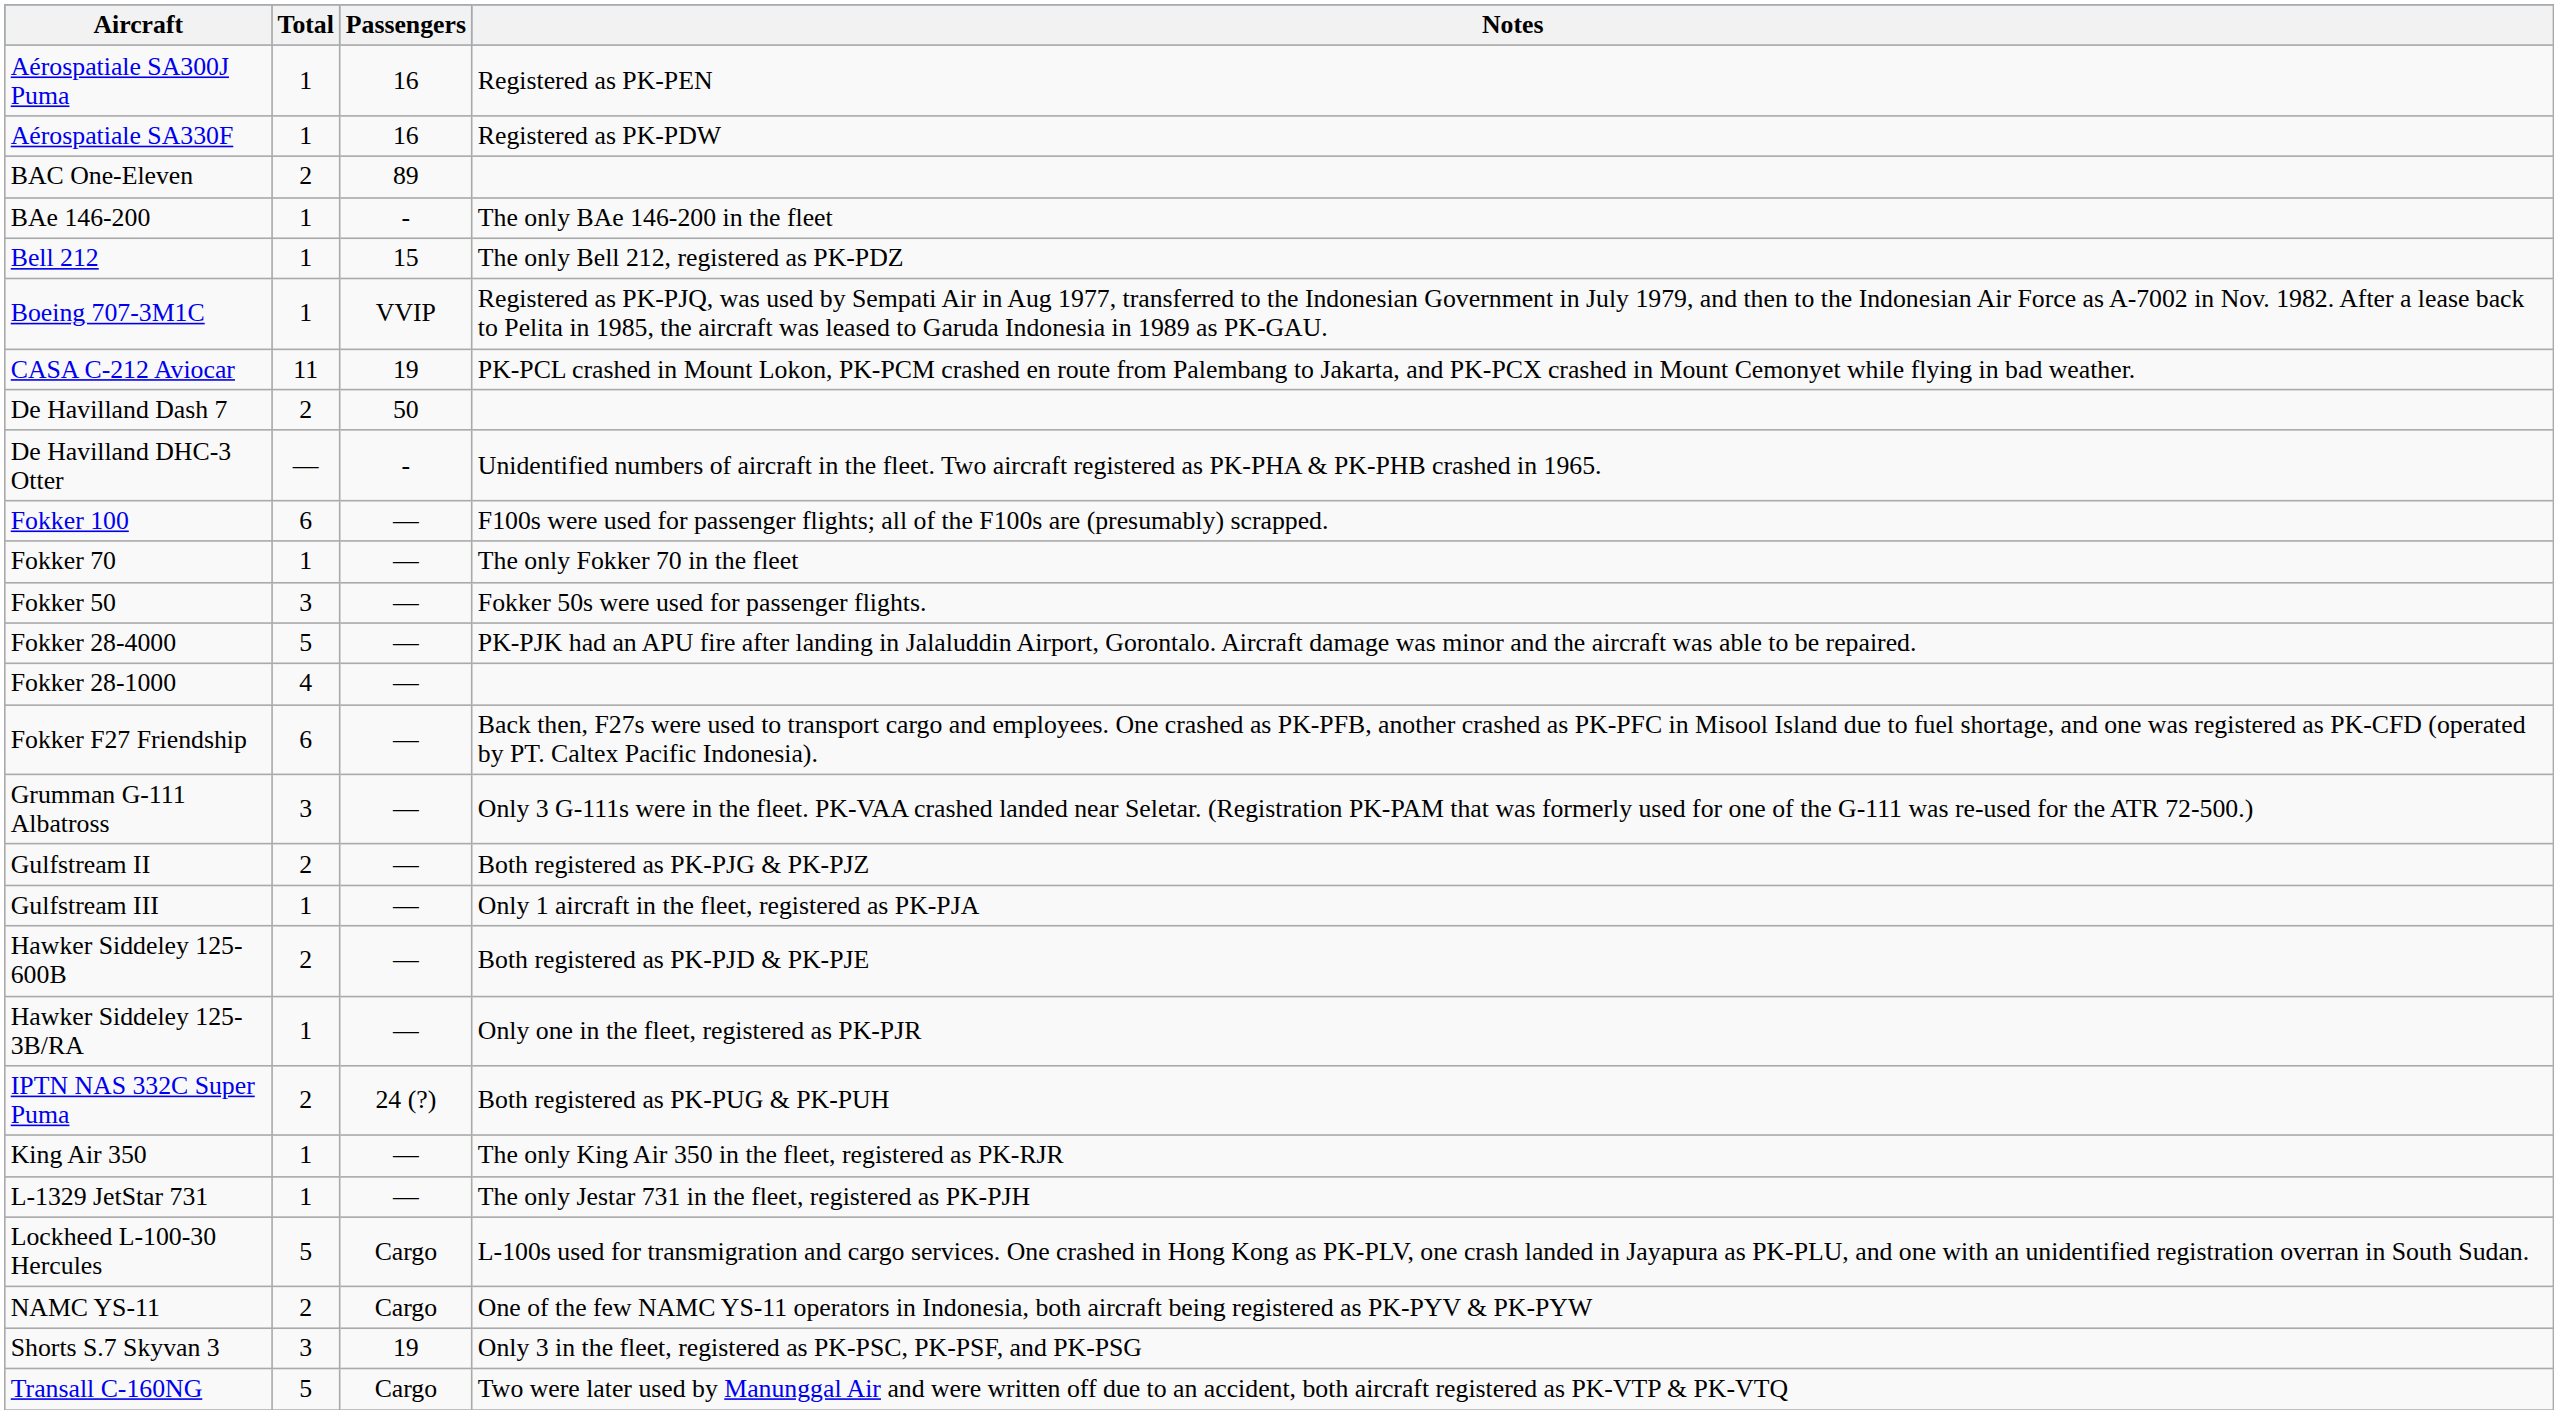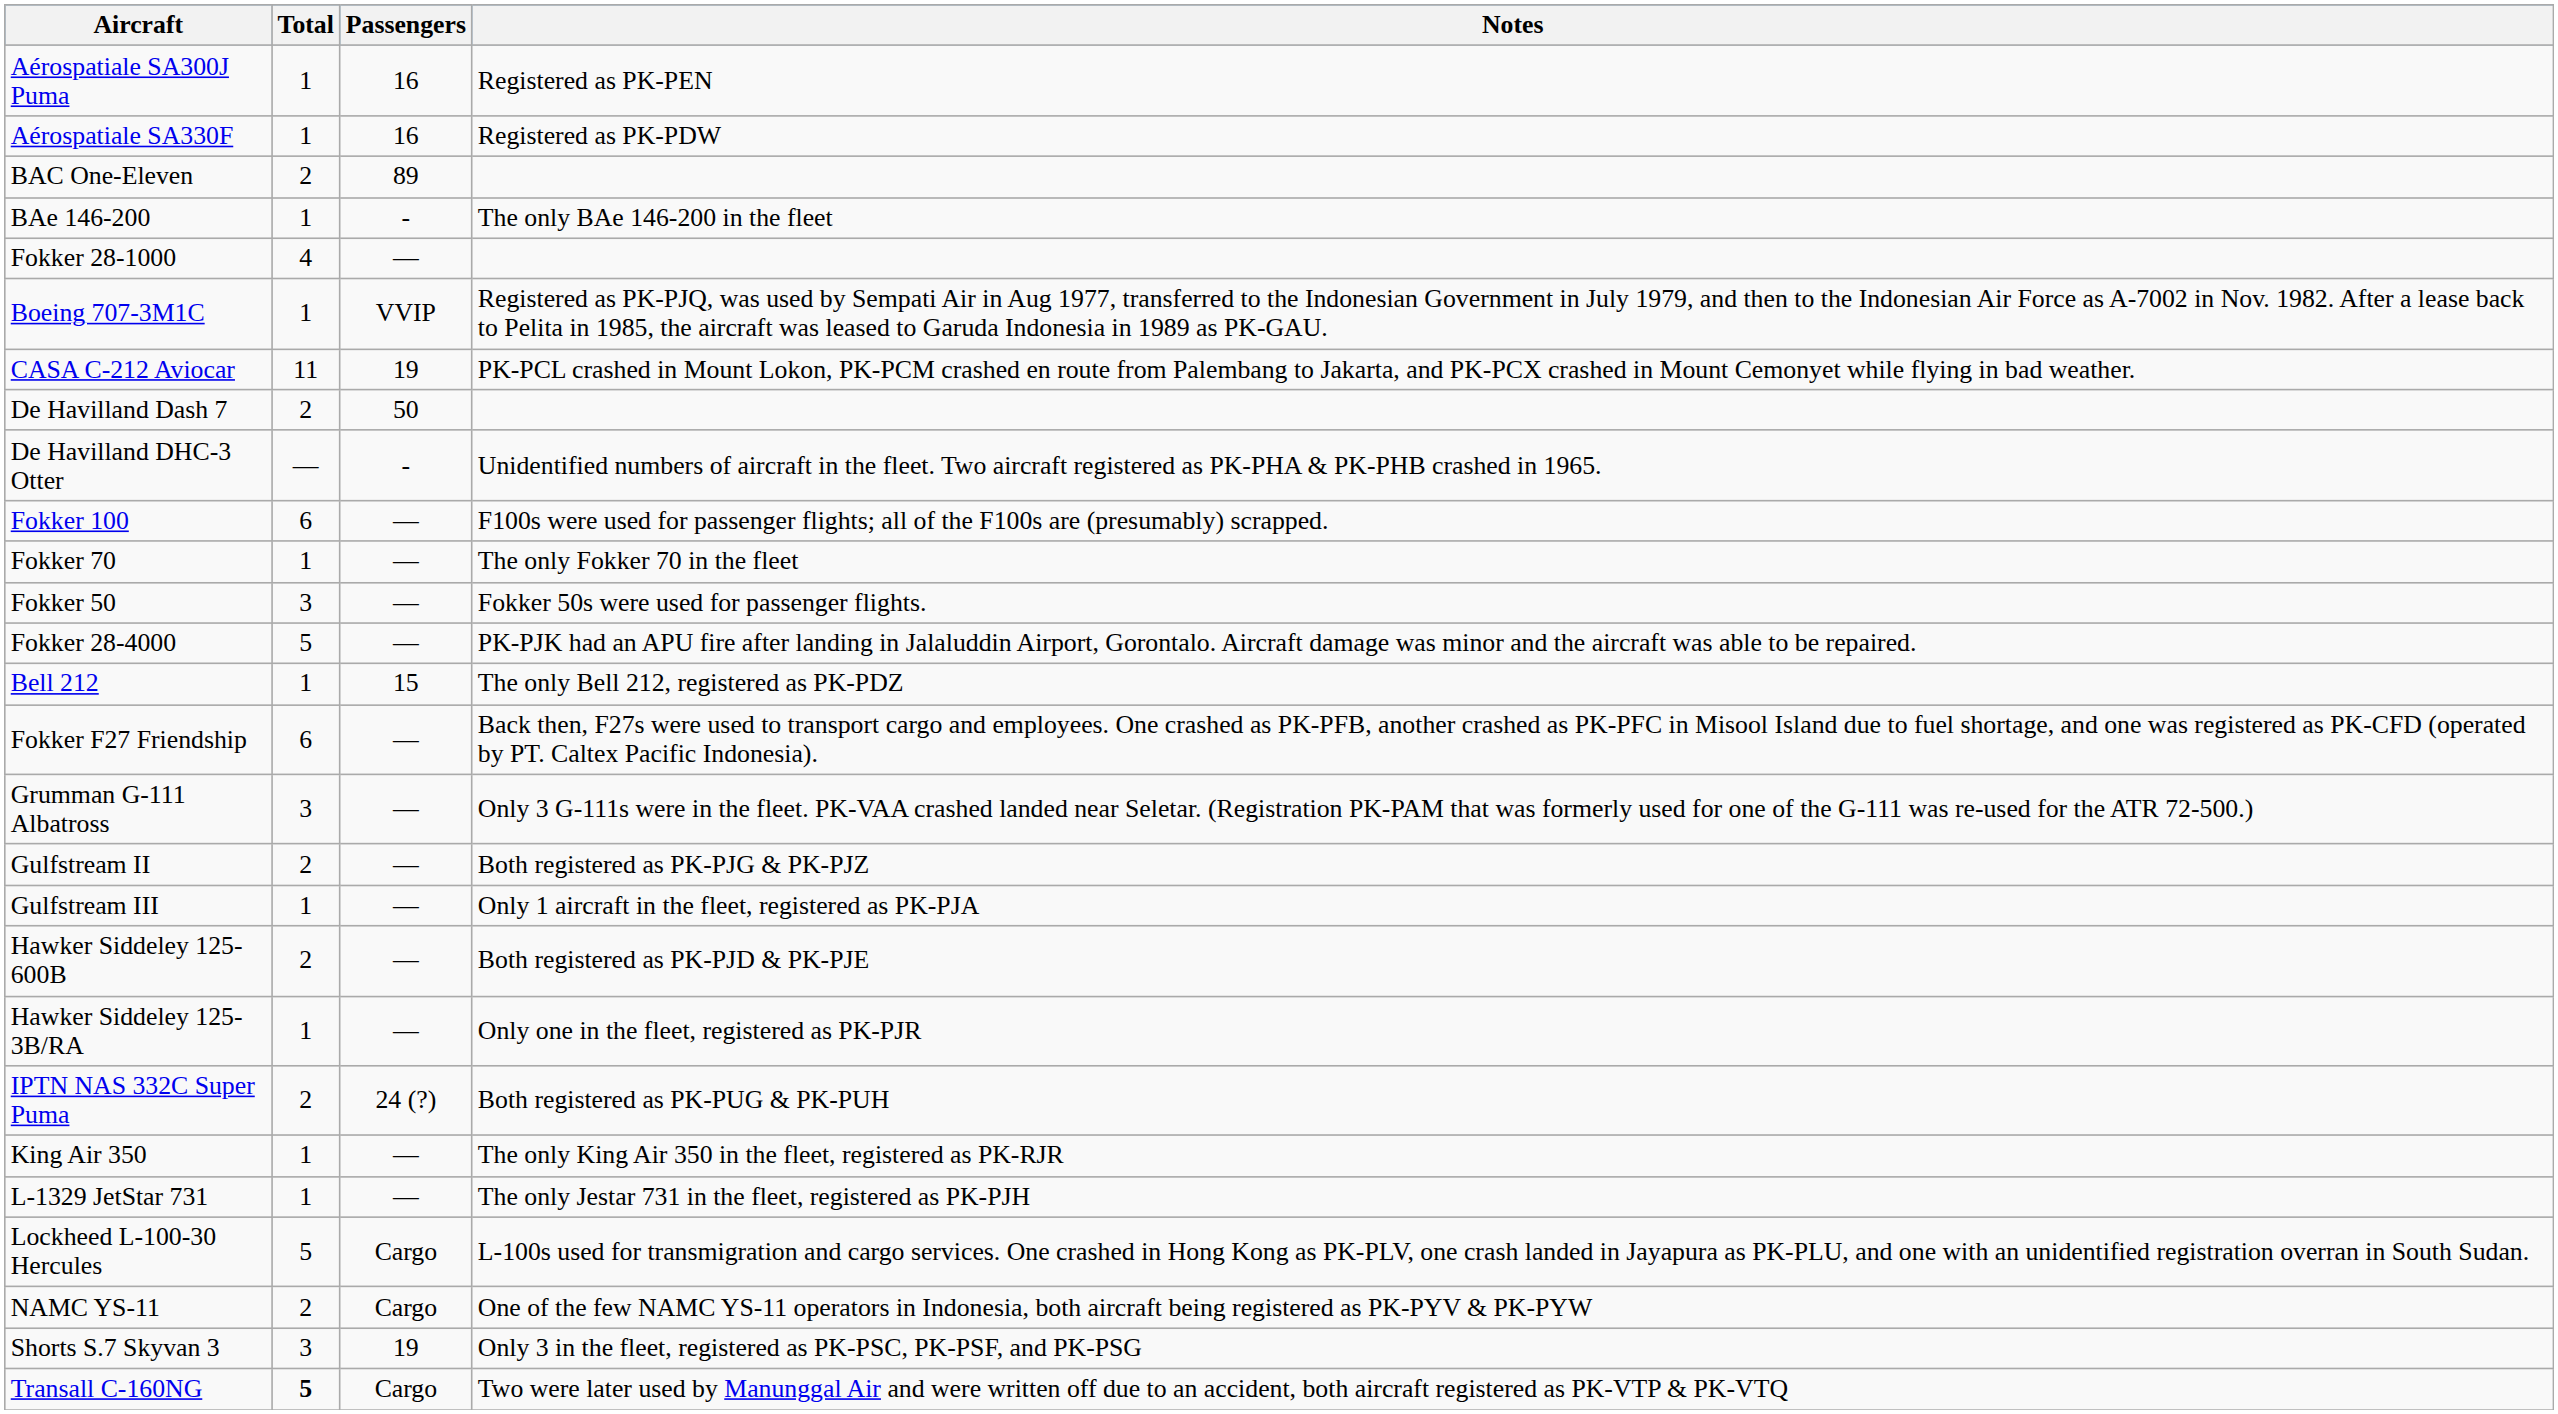rows swapped: (55, 258) <-> (93, 683)
(306, 1388) normal -> (306, 1388) bold
